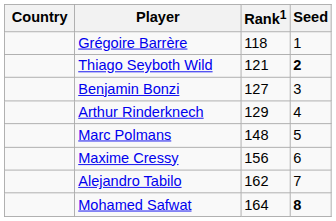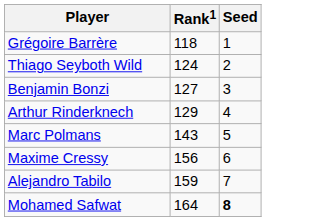- column: (40, 18)
(256, 66) 121 -> (186, 66) 124
(297, 66) bold -> (227, 66) normal
(256, 135) 148 -> (186, 135) 143
(256, 181) 162 -> (186, 181) 159
